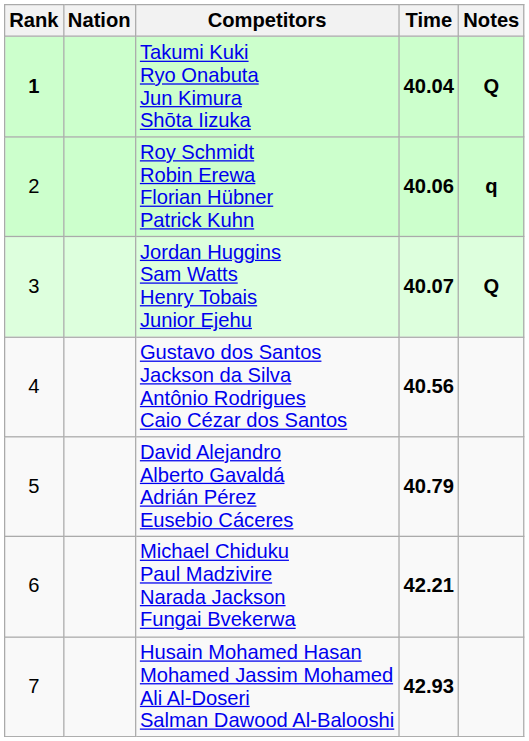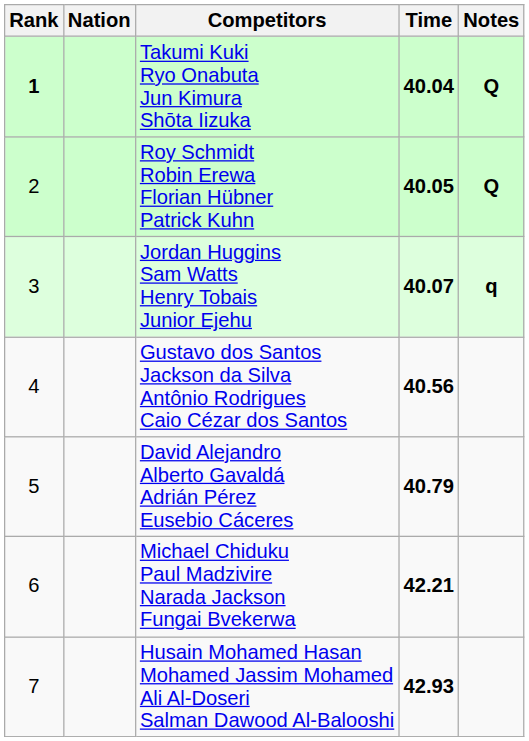(429, 186) 40.06 -> (429, 186) 40.05
(491, 186) q -> (491, 186) Q
(491, 286) Q -> (491, 286) q
